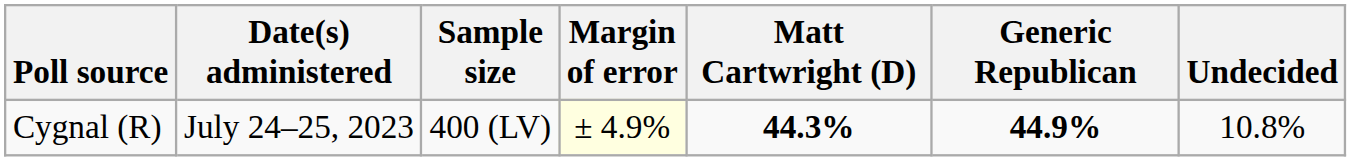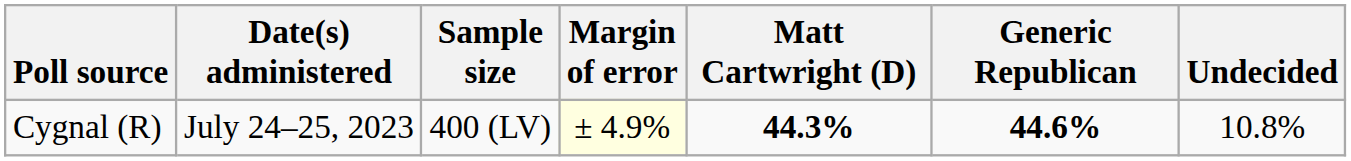(1055, 126) 44.9% -> (1055, 126) 44.6%
